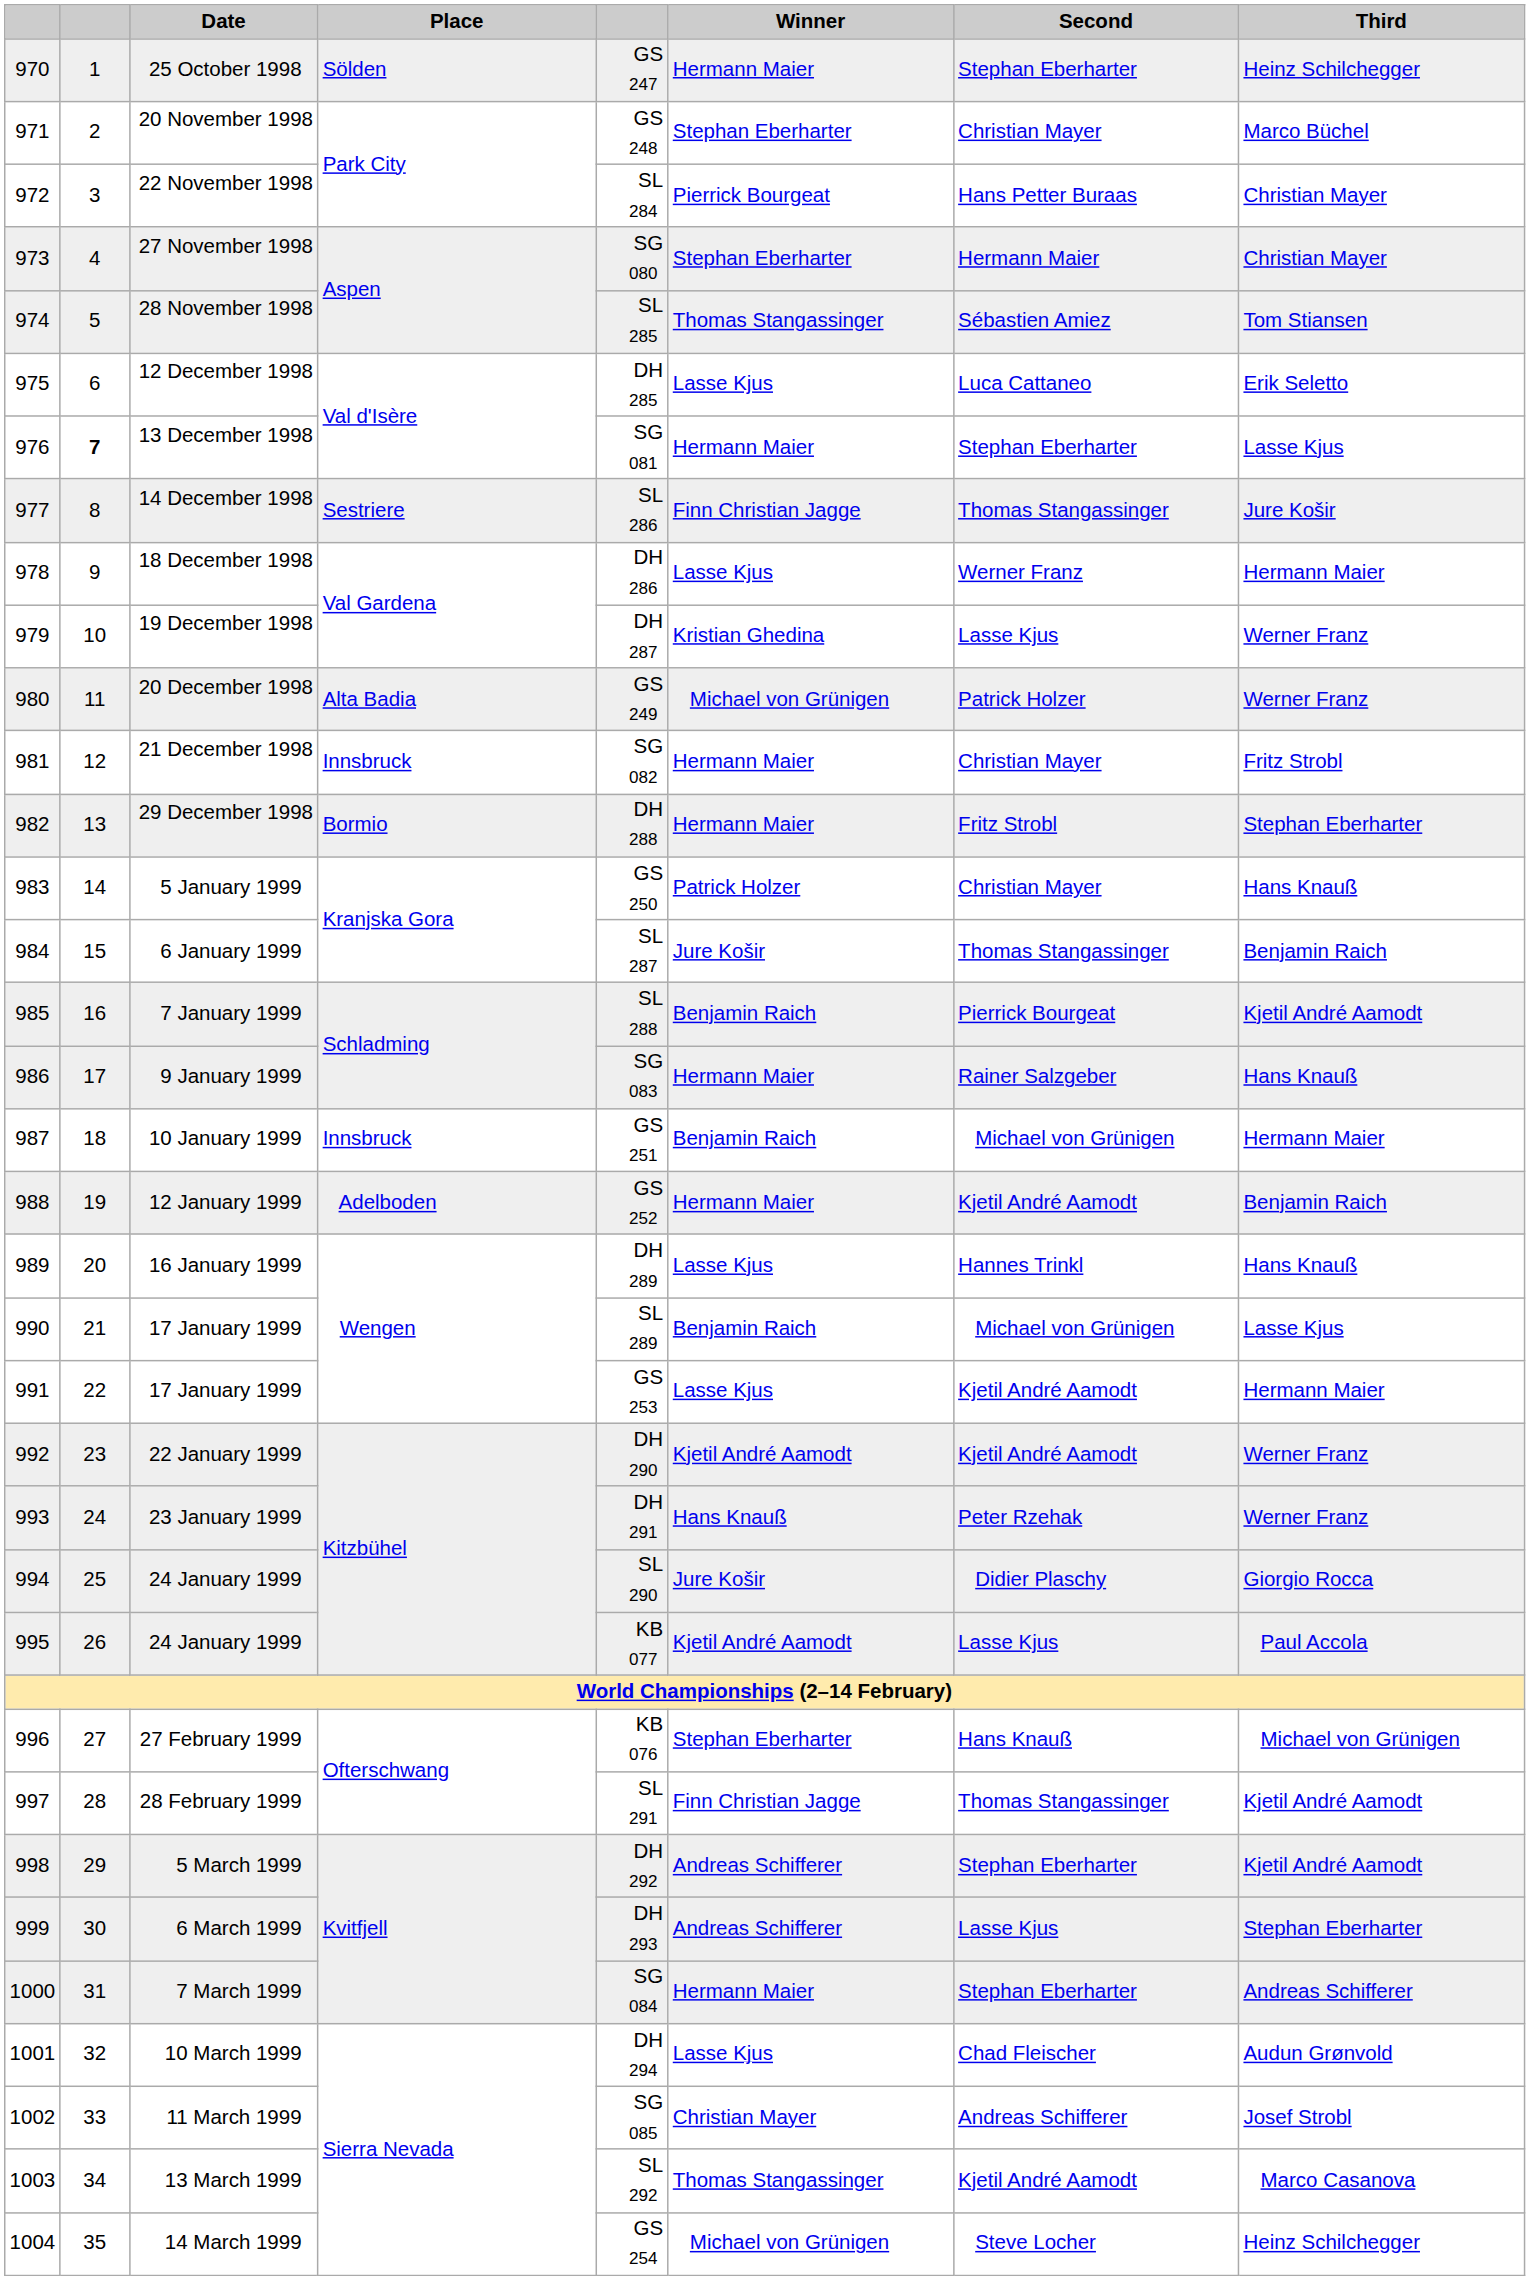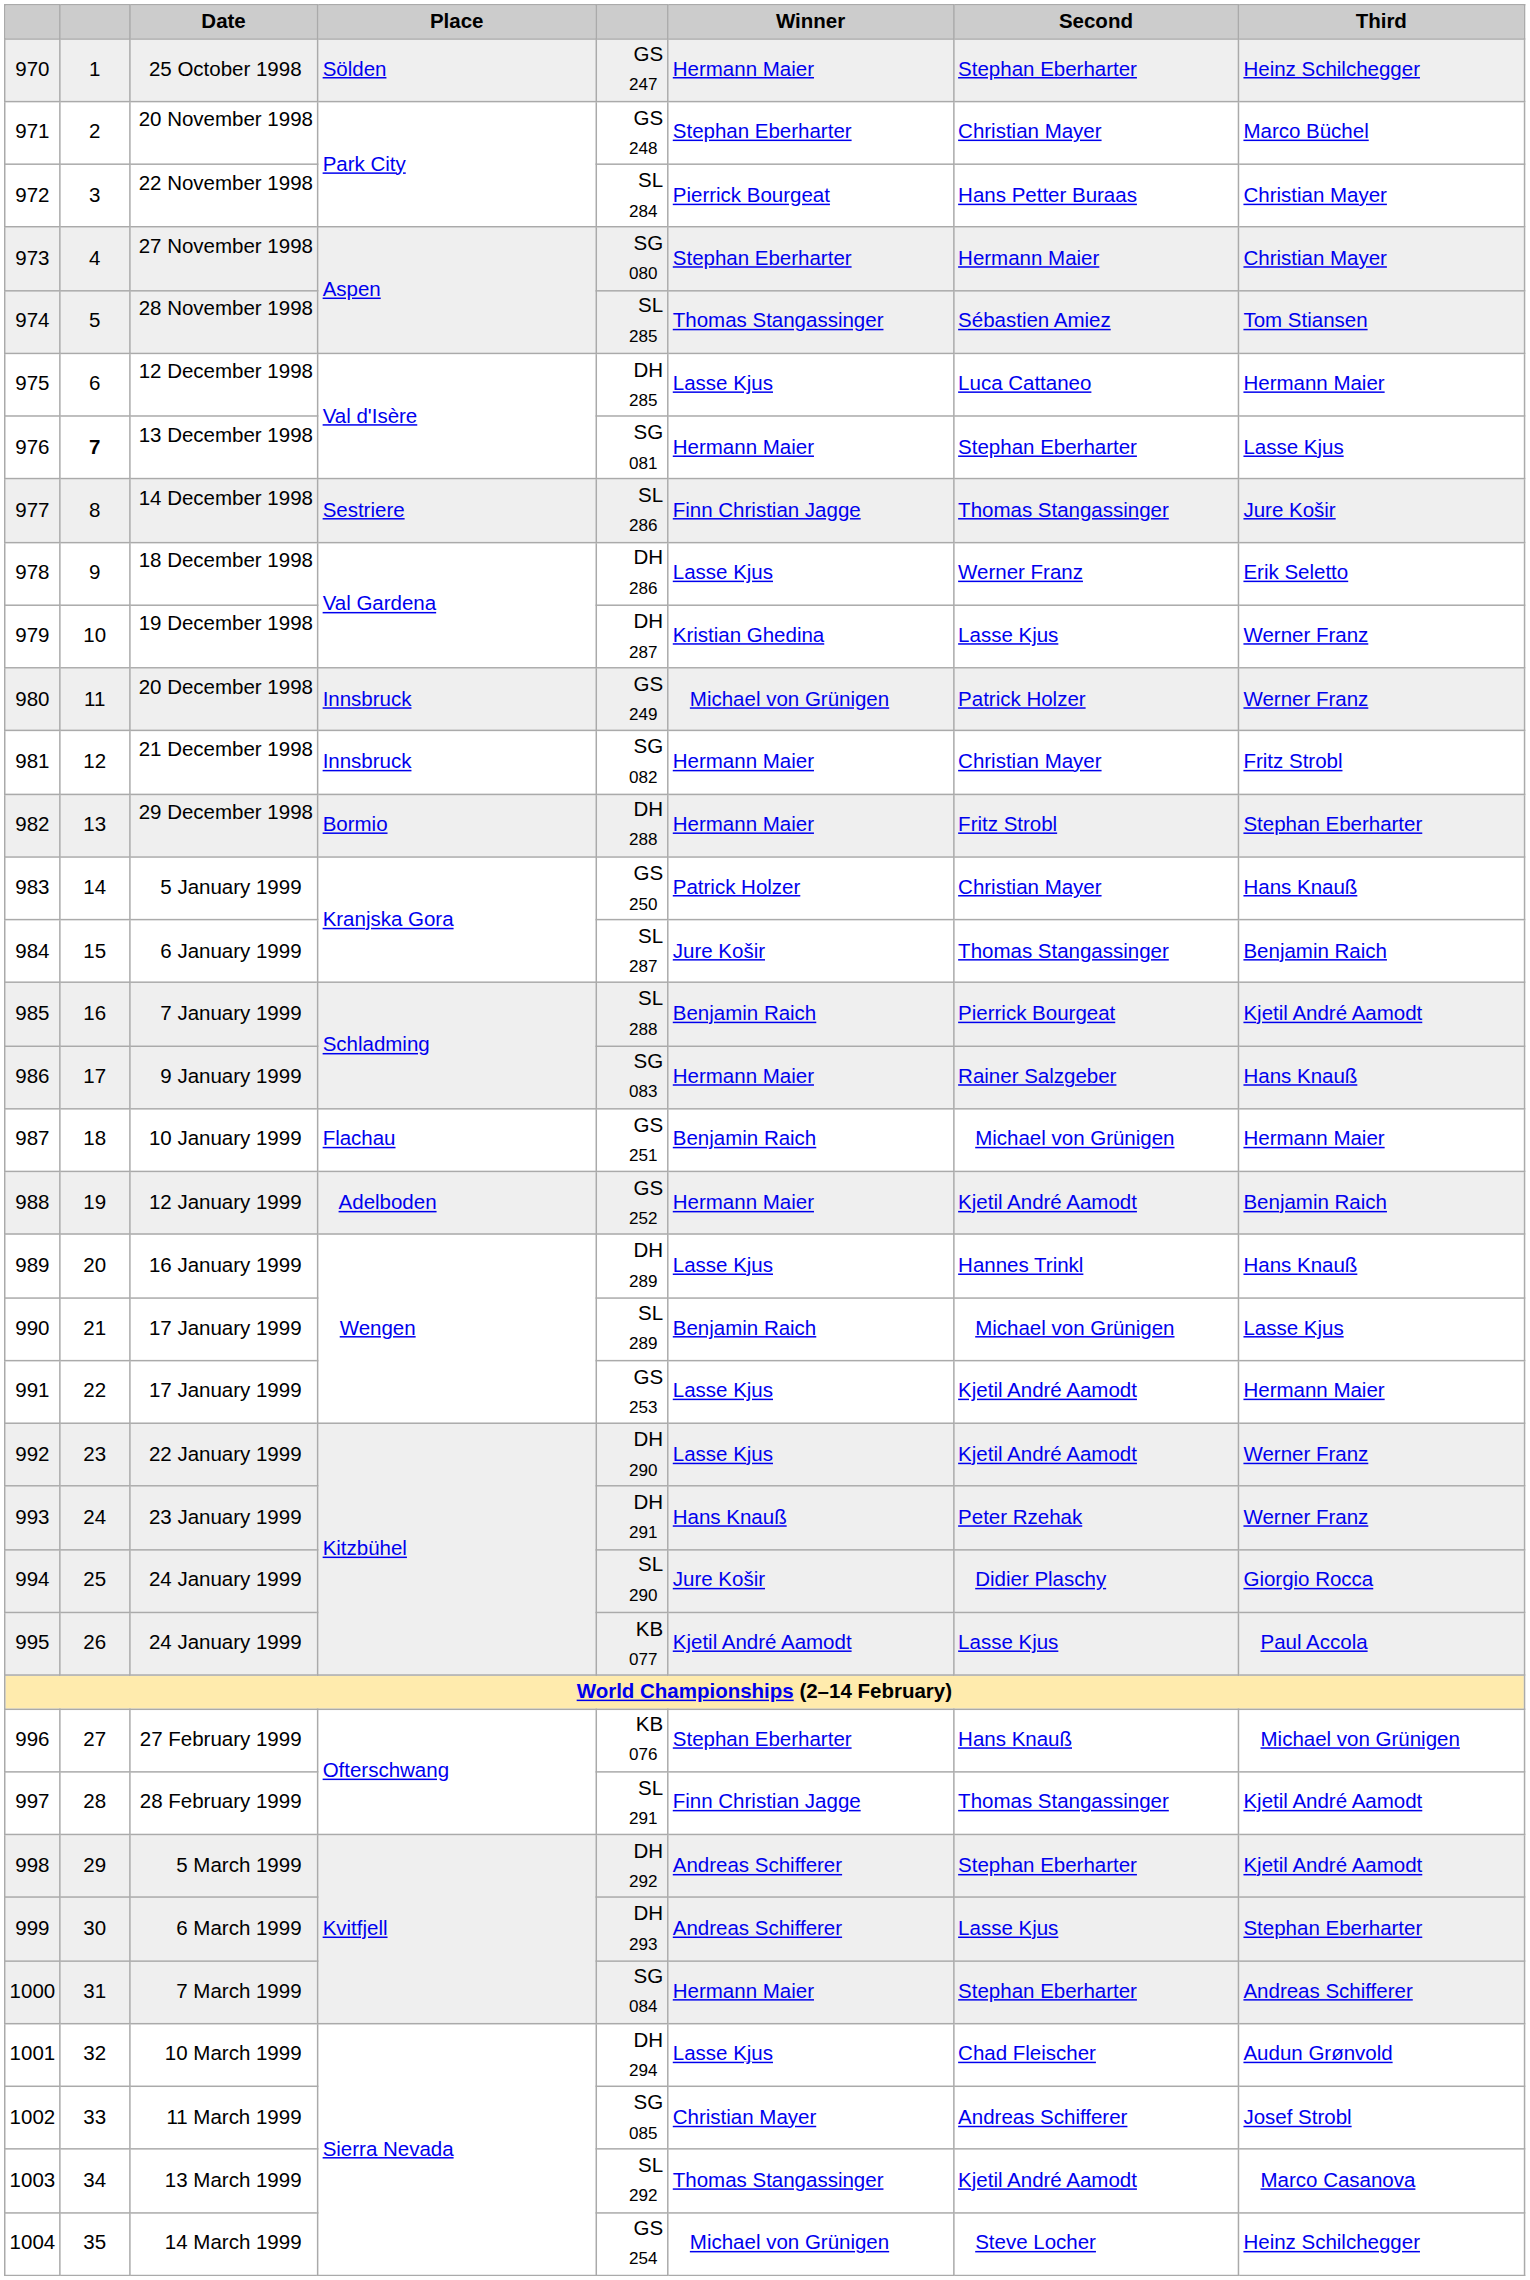(1296, 384) Erik Seletto -> (1314, 384) Hermann Maier
(1314, 572) Hermann Maier -> (1296, 572) Erik Seletto
(369, 698) Alta Badia -> (367, 698) Innsbruck
(367, 1139) Innsbruck -> (359, 1139) Flachau
(762, 1454) Kjetil André Aamodt -> (723, 1454) Lasse Kjus
